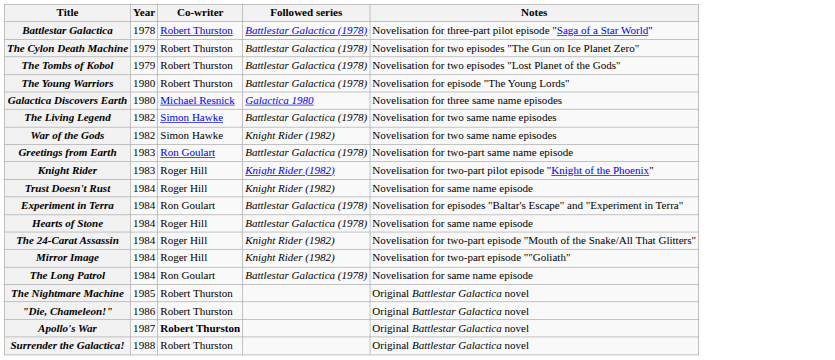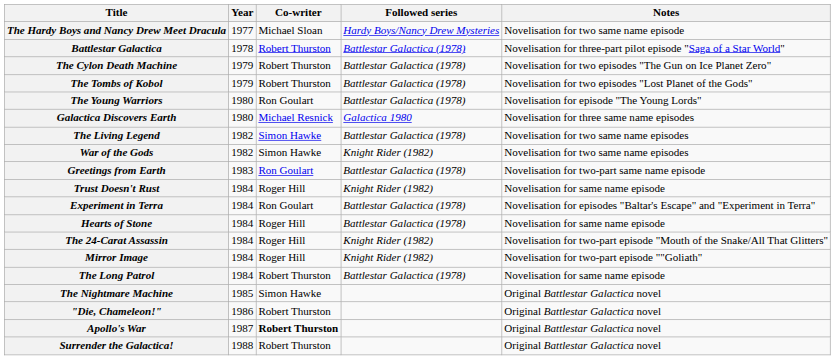+ row: (117, 30)
(197, 83) Robert Thurston -> (286, 100) Ron Goulart
- row: (67, 170)
(188, 275) Ron Goulart -> (295, 275) Robert Thurston
(197, 293) Robert Thurston -> (290, 293) Simon Hawke
